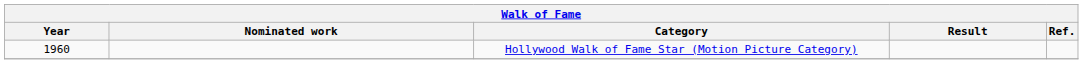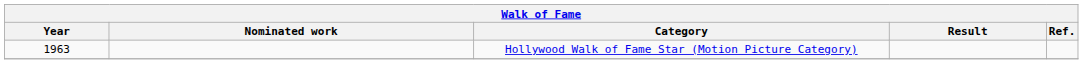(57, 49) 1960 -> (57, 49) 1963
